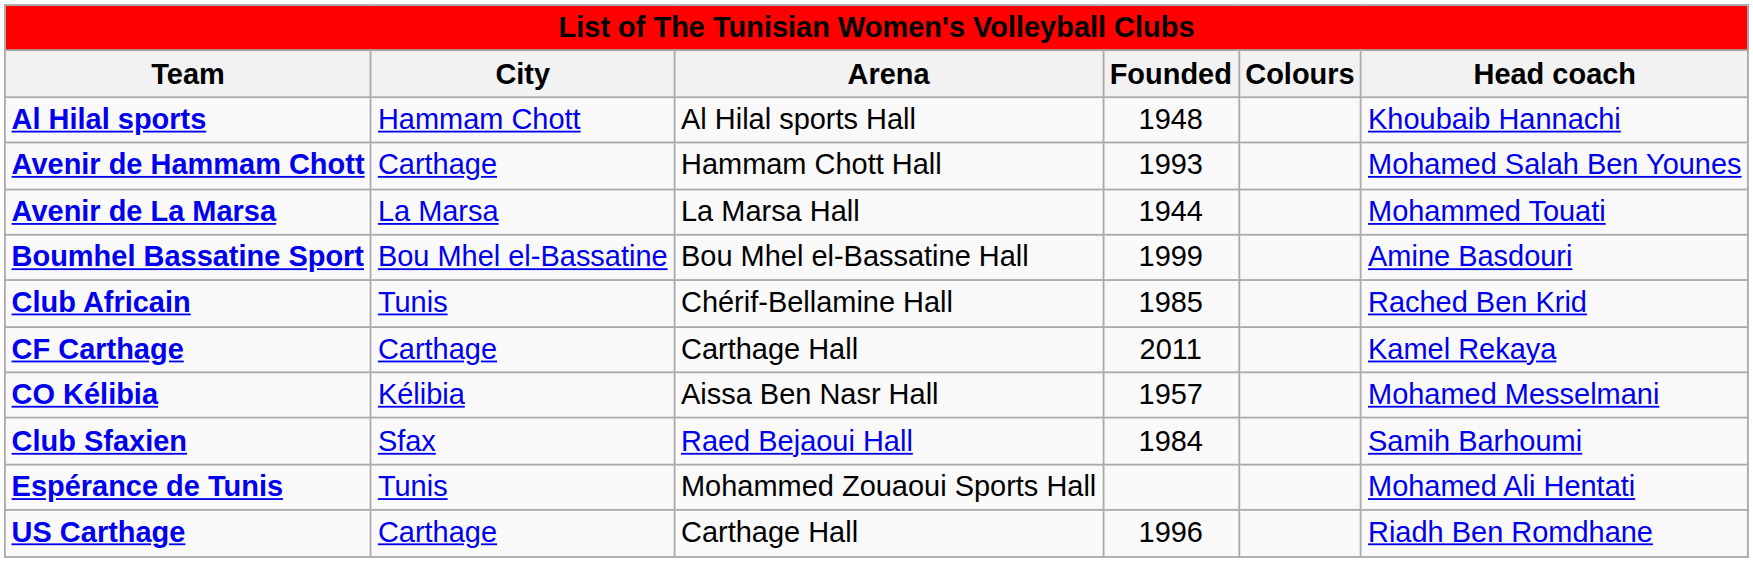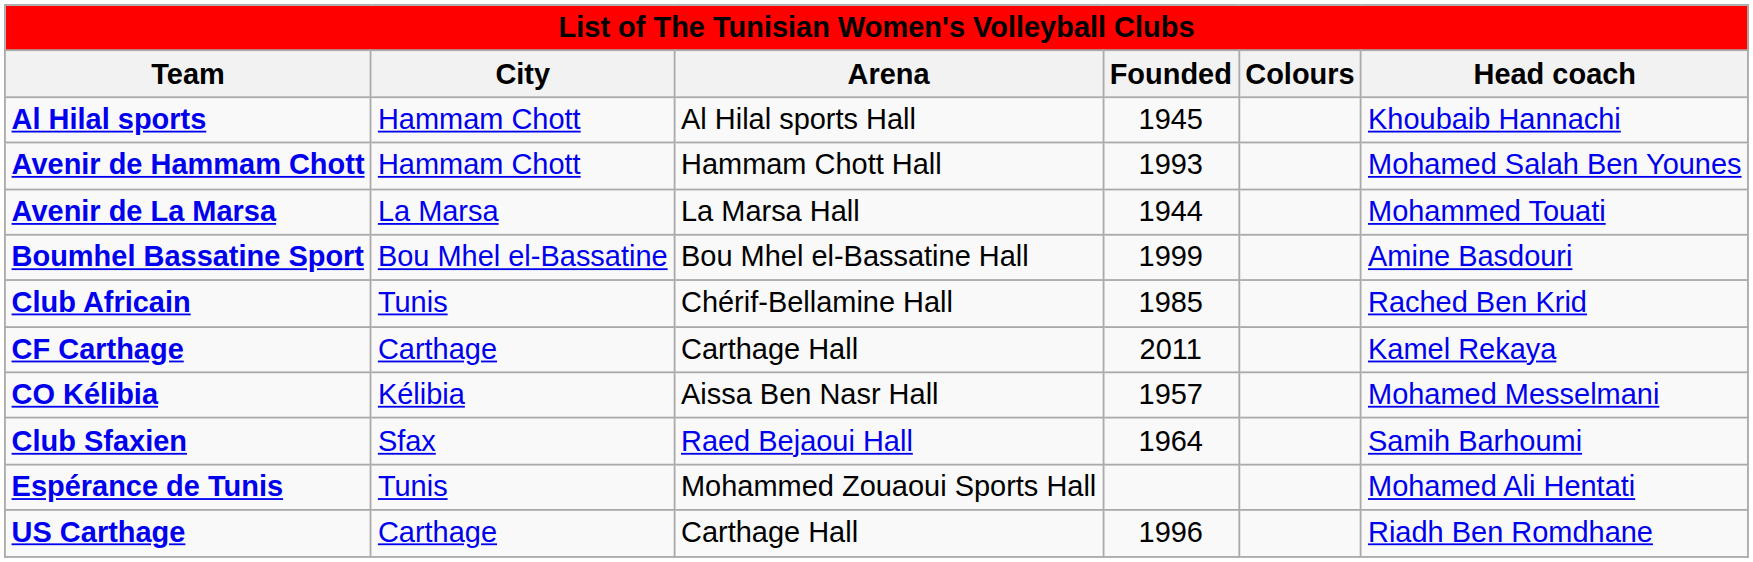(1171, 119) 1948 -> (1171, 119) 1945
(437, 165) Carthage -> (479, 165) Hammam Chott
(1171, 440) 1984 -> (1171, 440) 1964
